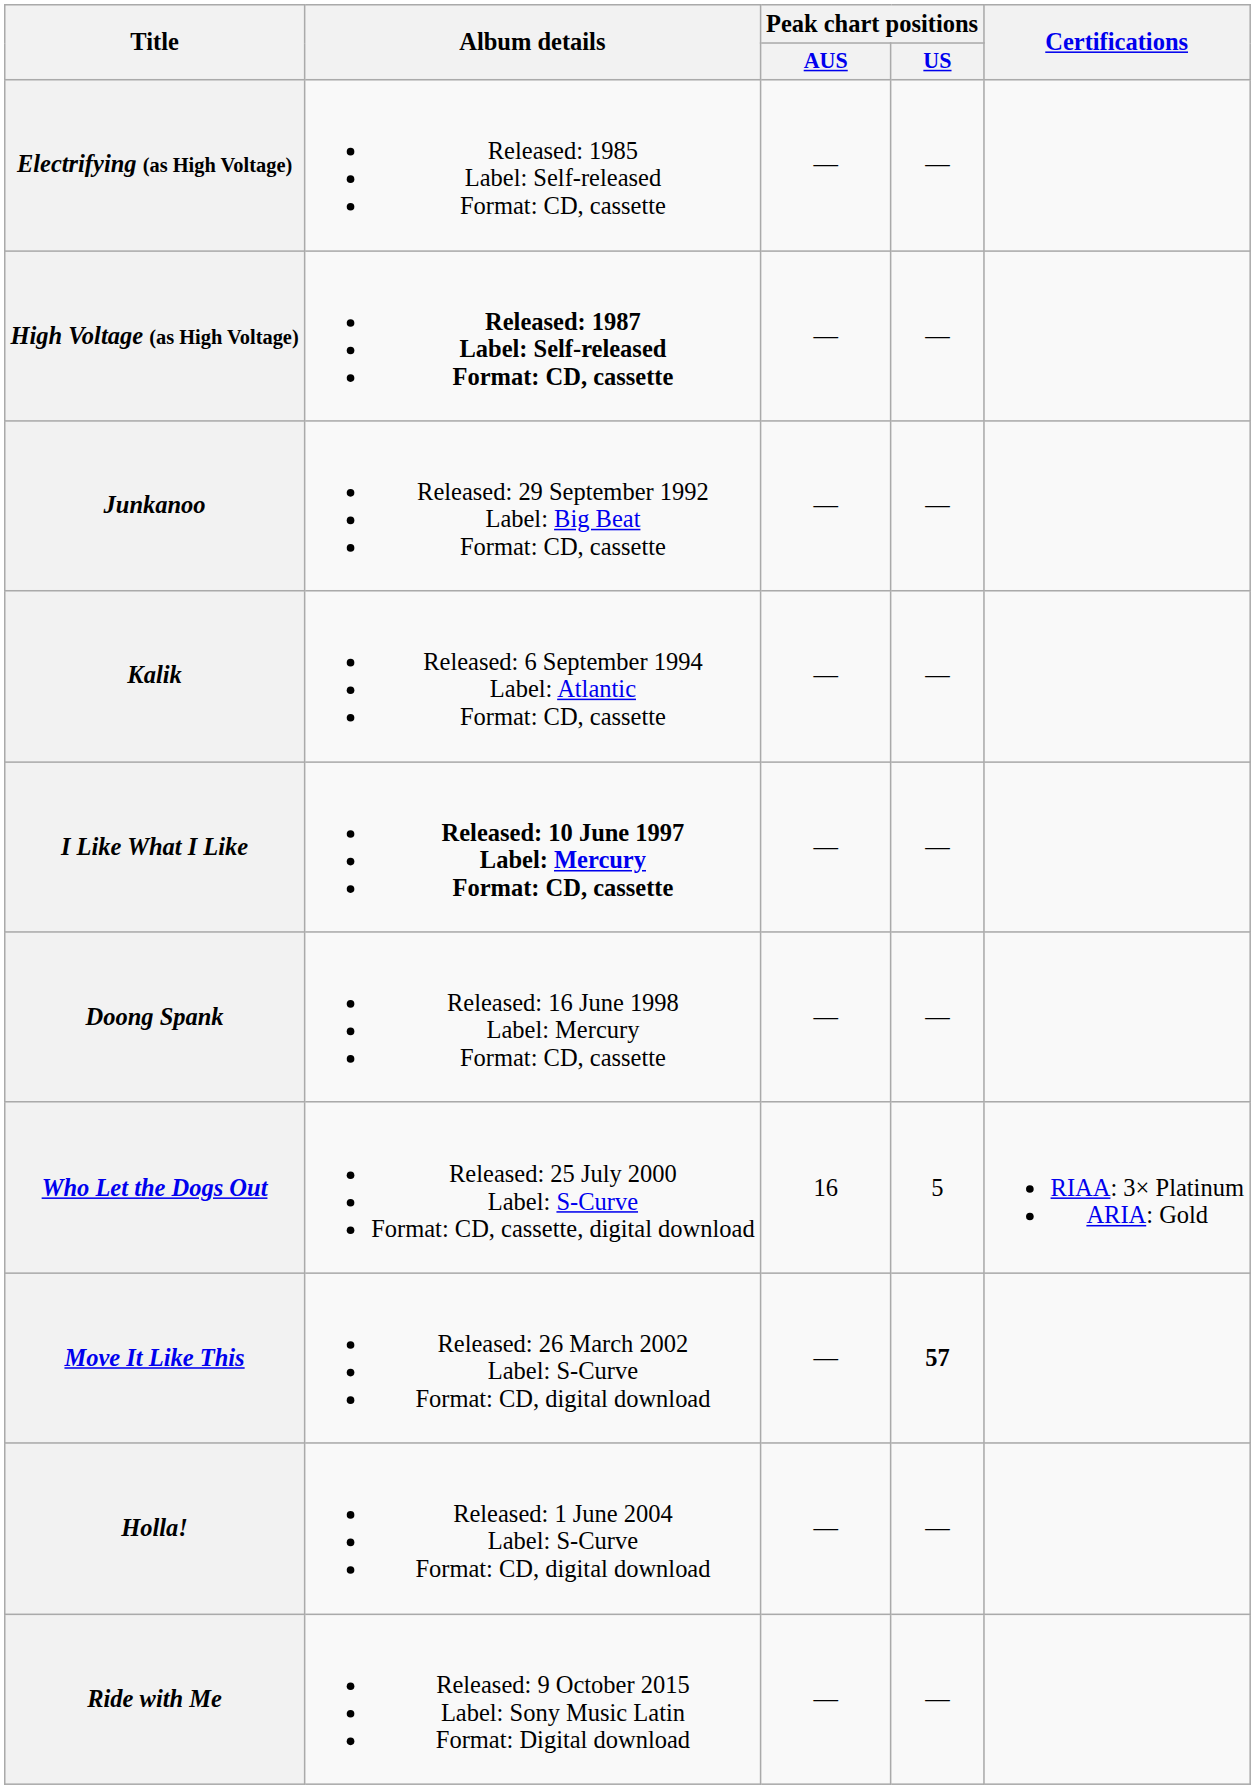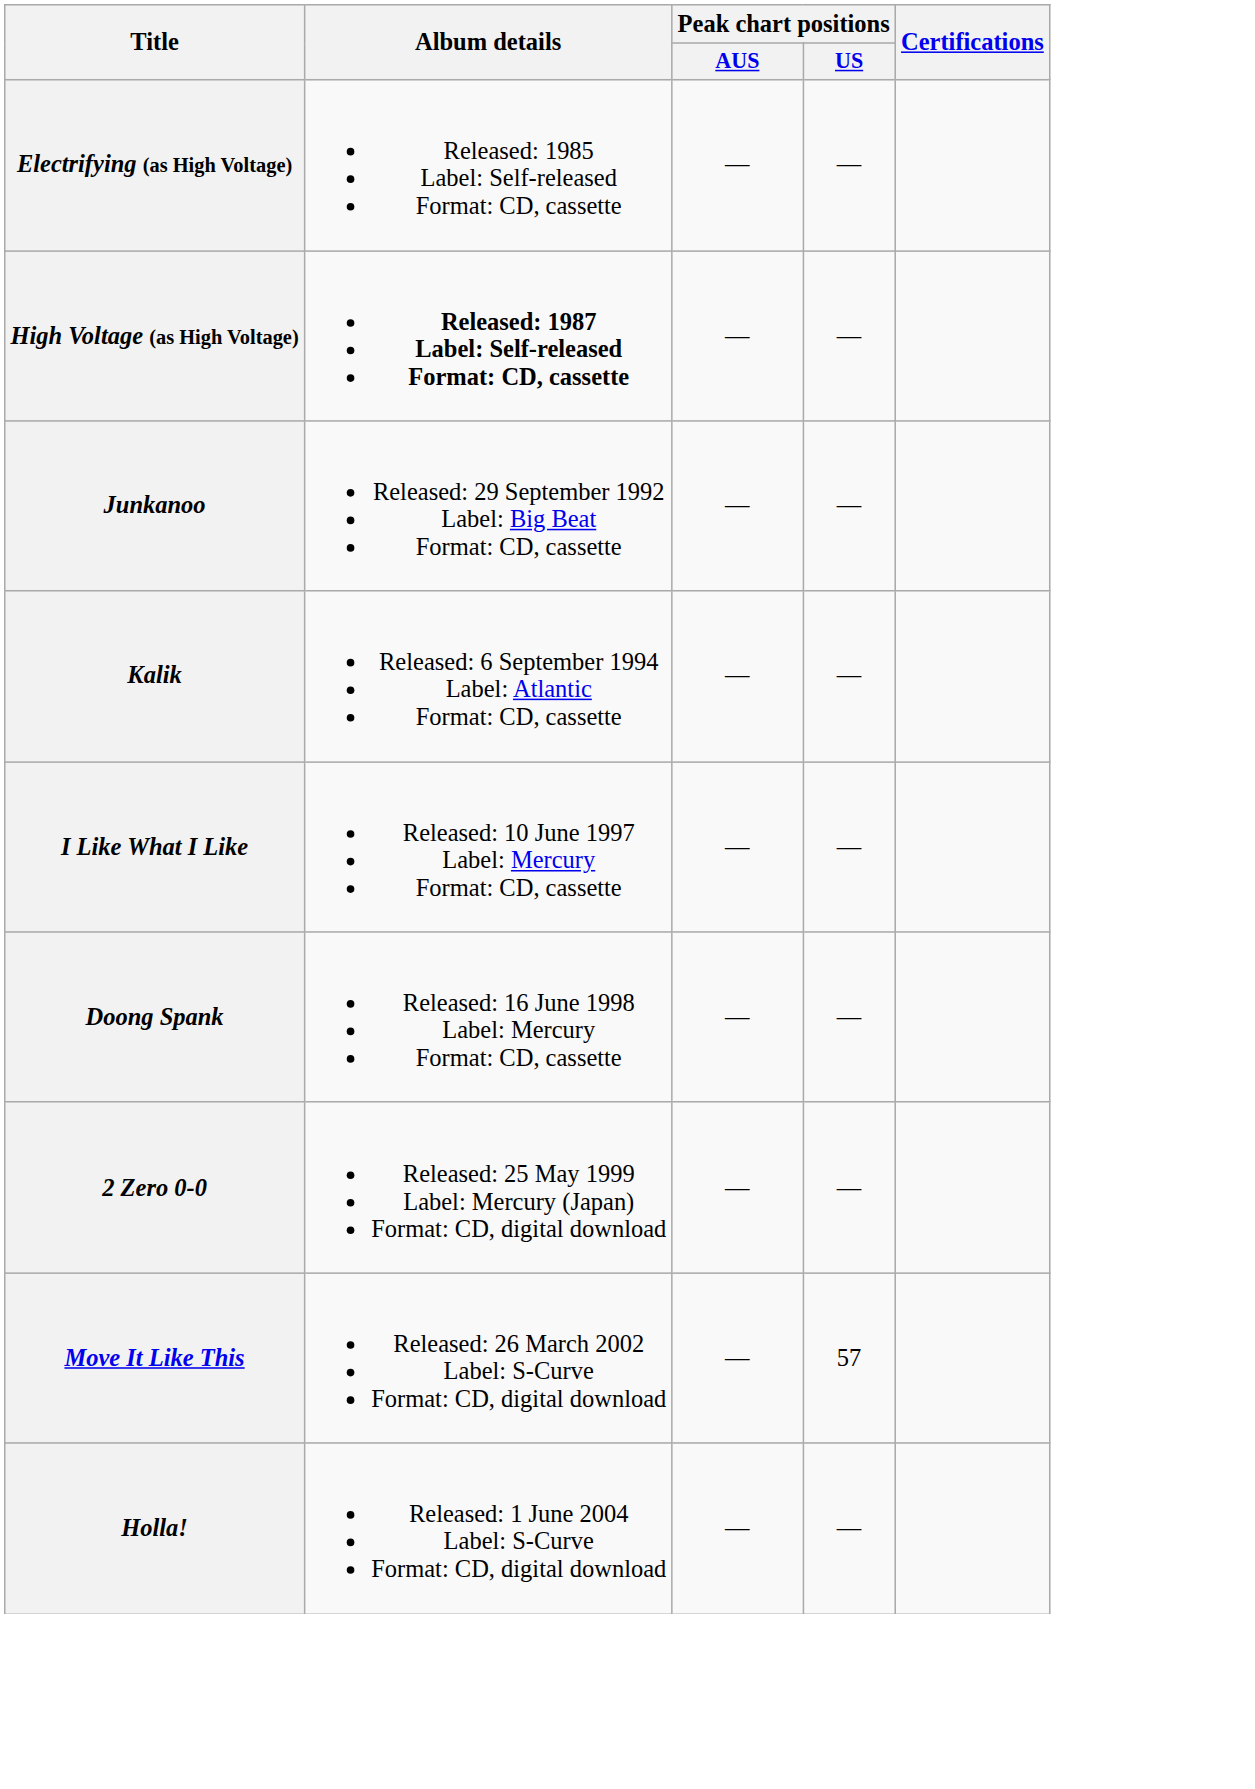(532, 861) bold -> (488, 861) normal
+ row: (155, 1187)
- row: (155, 1187)
(937, 1357) bold -> (849, 1357) normal
- row: (155, 1698)
